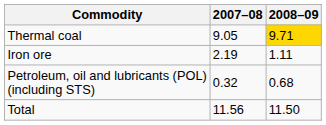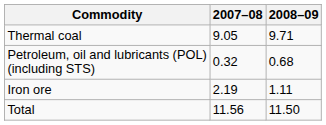(281, 35) gold background -> (281, 35) no background
rows swapped: (30, 55) <-> (107, 83)
